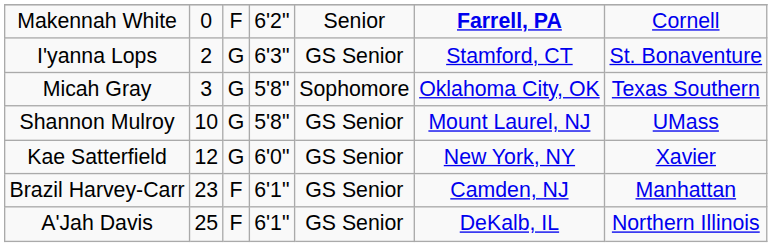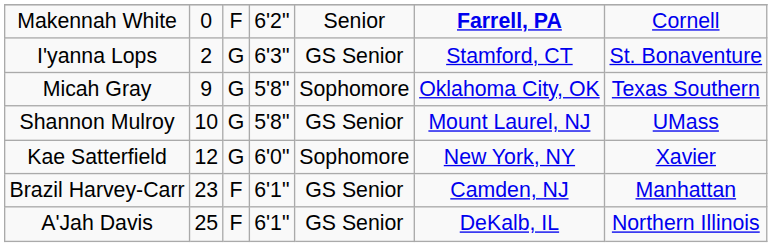(206, 88) 3 -> (206, 88) 9
(354, 156) GS Senior -> (354, 156) Sophomore
